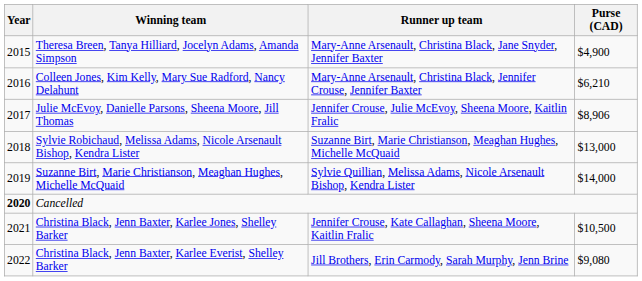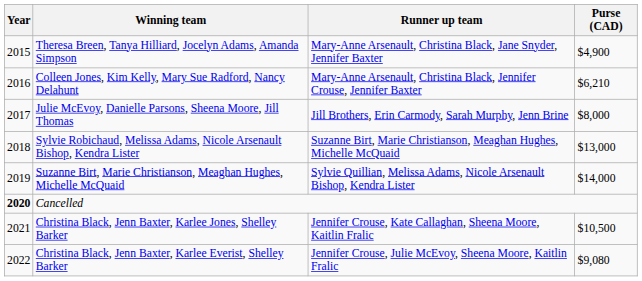(439, 115) Jennifer Crouse, Julie McEvoy, Sheena Moore, Kaitlin Fralic -> (440, 115) Jill Brothers, Erin Carmody, Sarah Murphy, Jenn Brine
(594, 115) $8,906 -> (594, 115) $8,000
(440, 260) Jill Brothers, Erin Carmody, Sarah Murphy, Jenn Brine -> (439, 260) Jennifer Crouse, Julie McEvoy, Sheena Moore, Kaitlin Fralic
